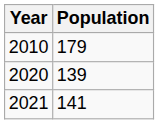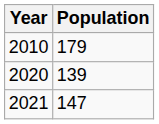(72, 103) 141 -> (72, 103) 147
